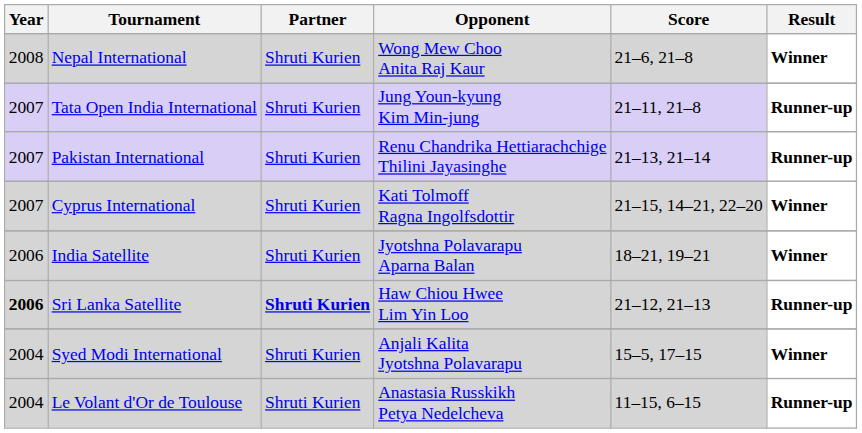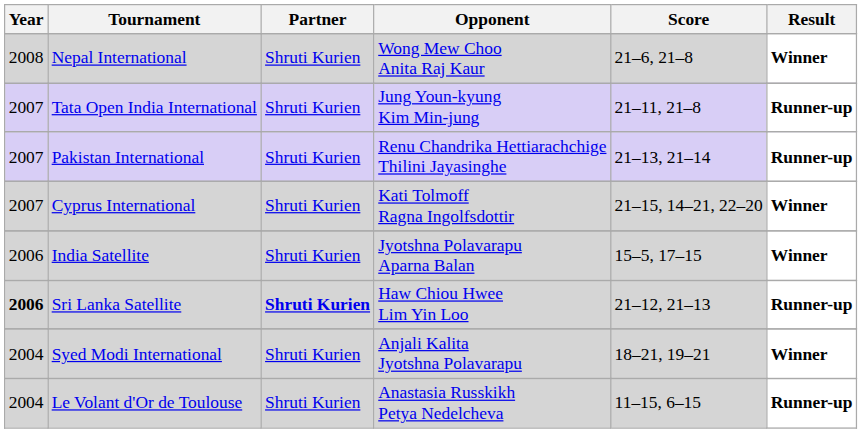(663, 255) 18–21, 19–21 -> (658, 255) 15–5, 17–15
(658, 354) 15–5, 17–15 -> (663, 354) 18–21, 19–21
